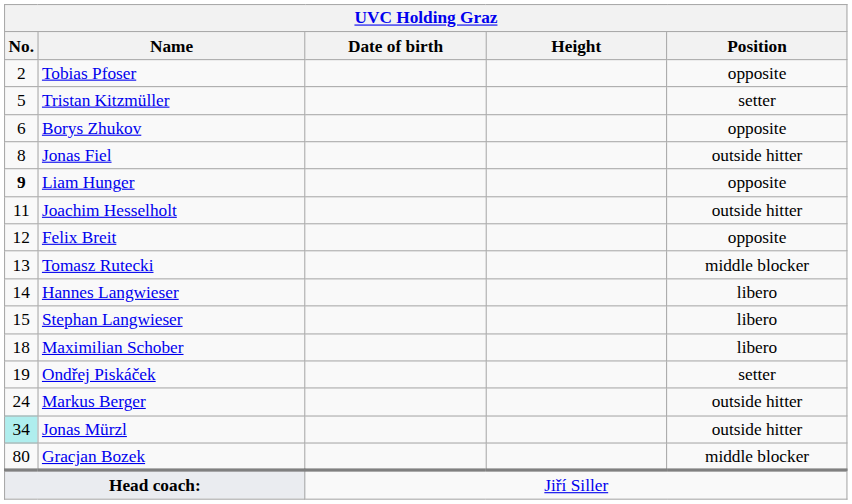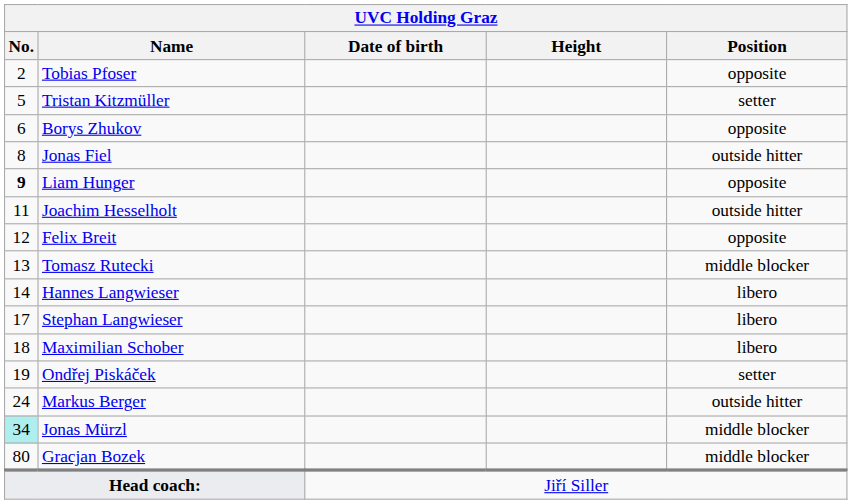(21, 319) 15 -> (21, 319) 17
(757, 429) outside hitter -> (757, 429) middle blocker
